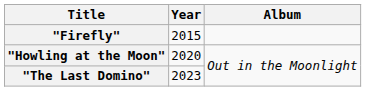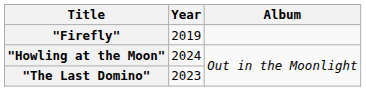(186, 35) 2015 -> (186, 35) 2019
(186, 55) 2020 -> (186, 55) 2024
